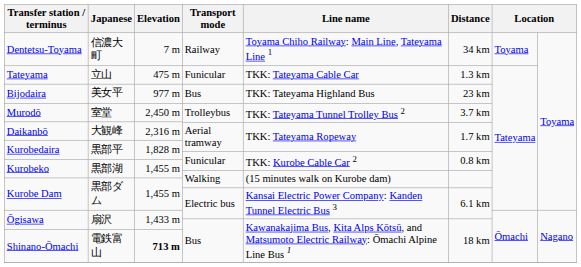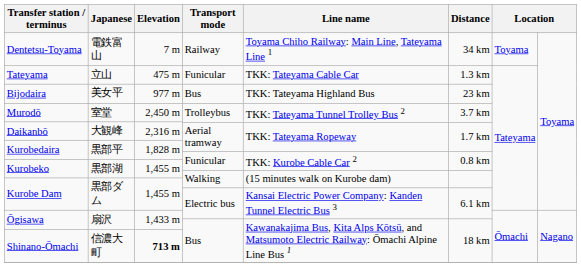(106, 49) 信濃大町 -> (106, 49) 電鉄富山
(106, 245) 電鉄富山 -> (106, 245) 信濃大町
